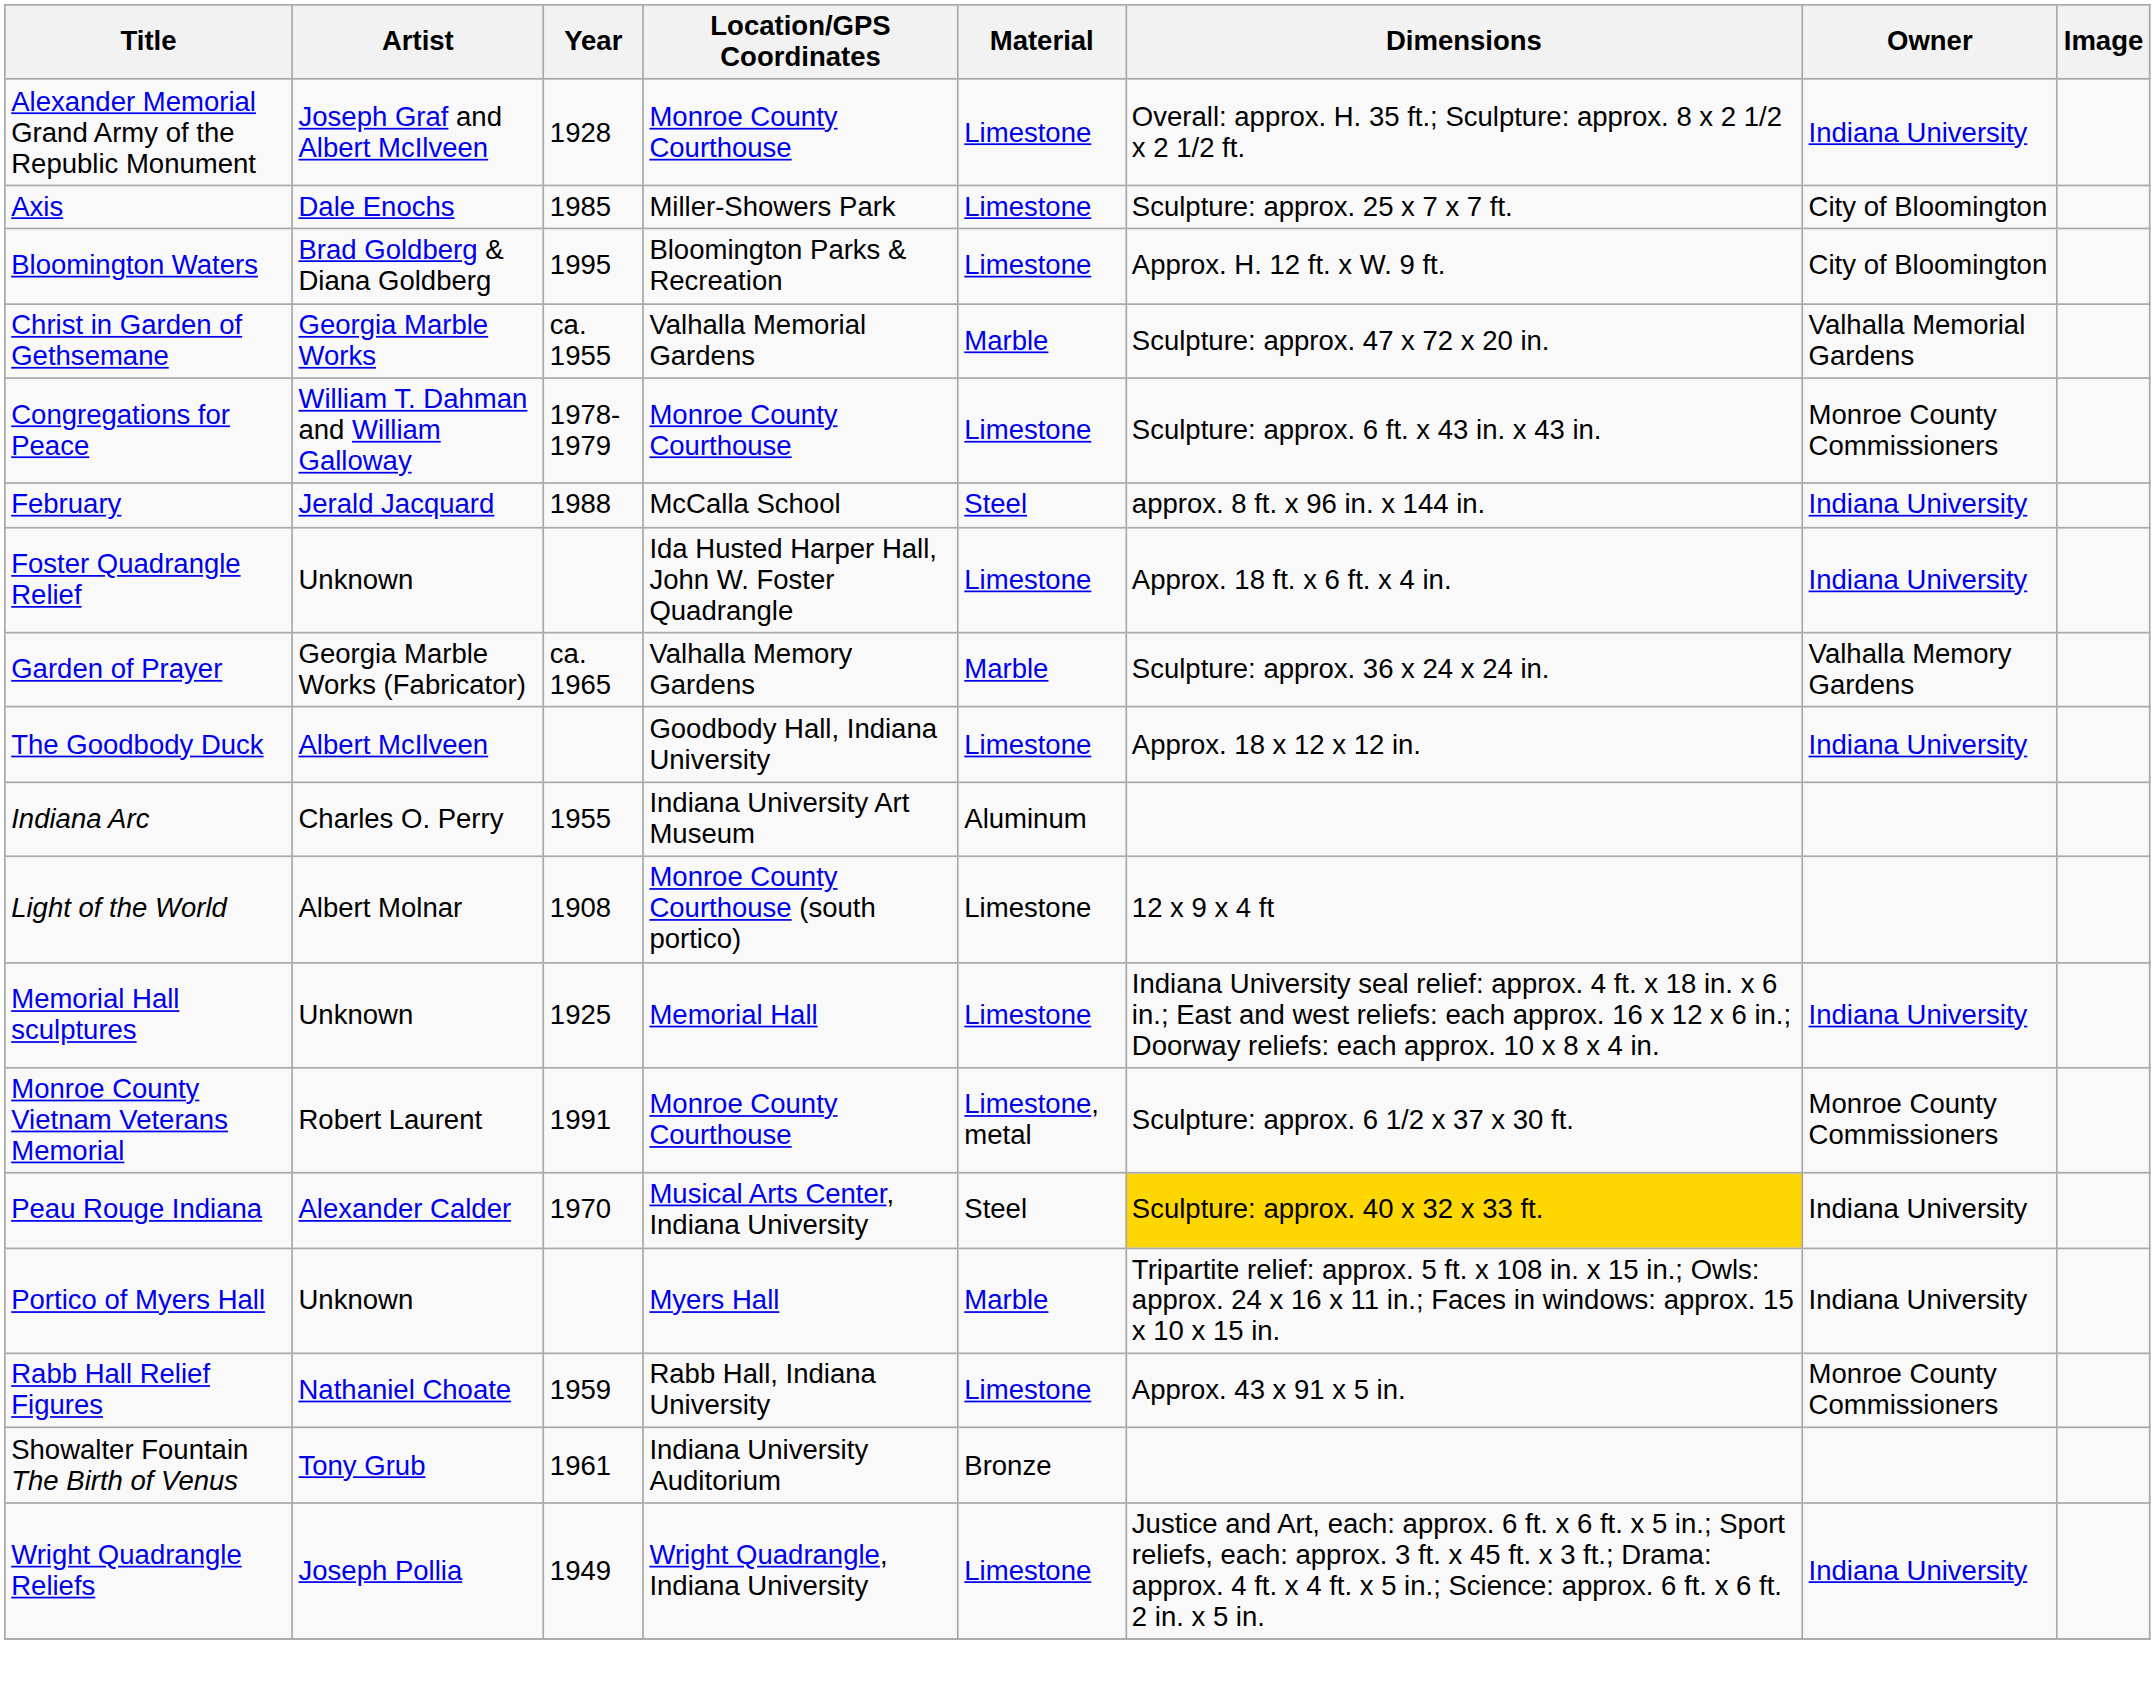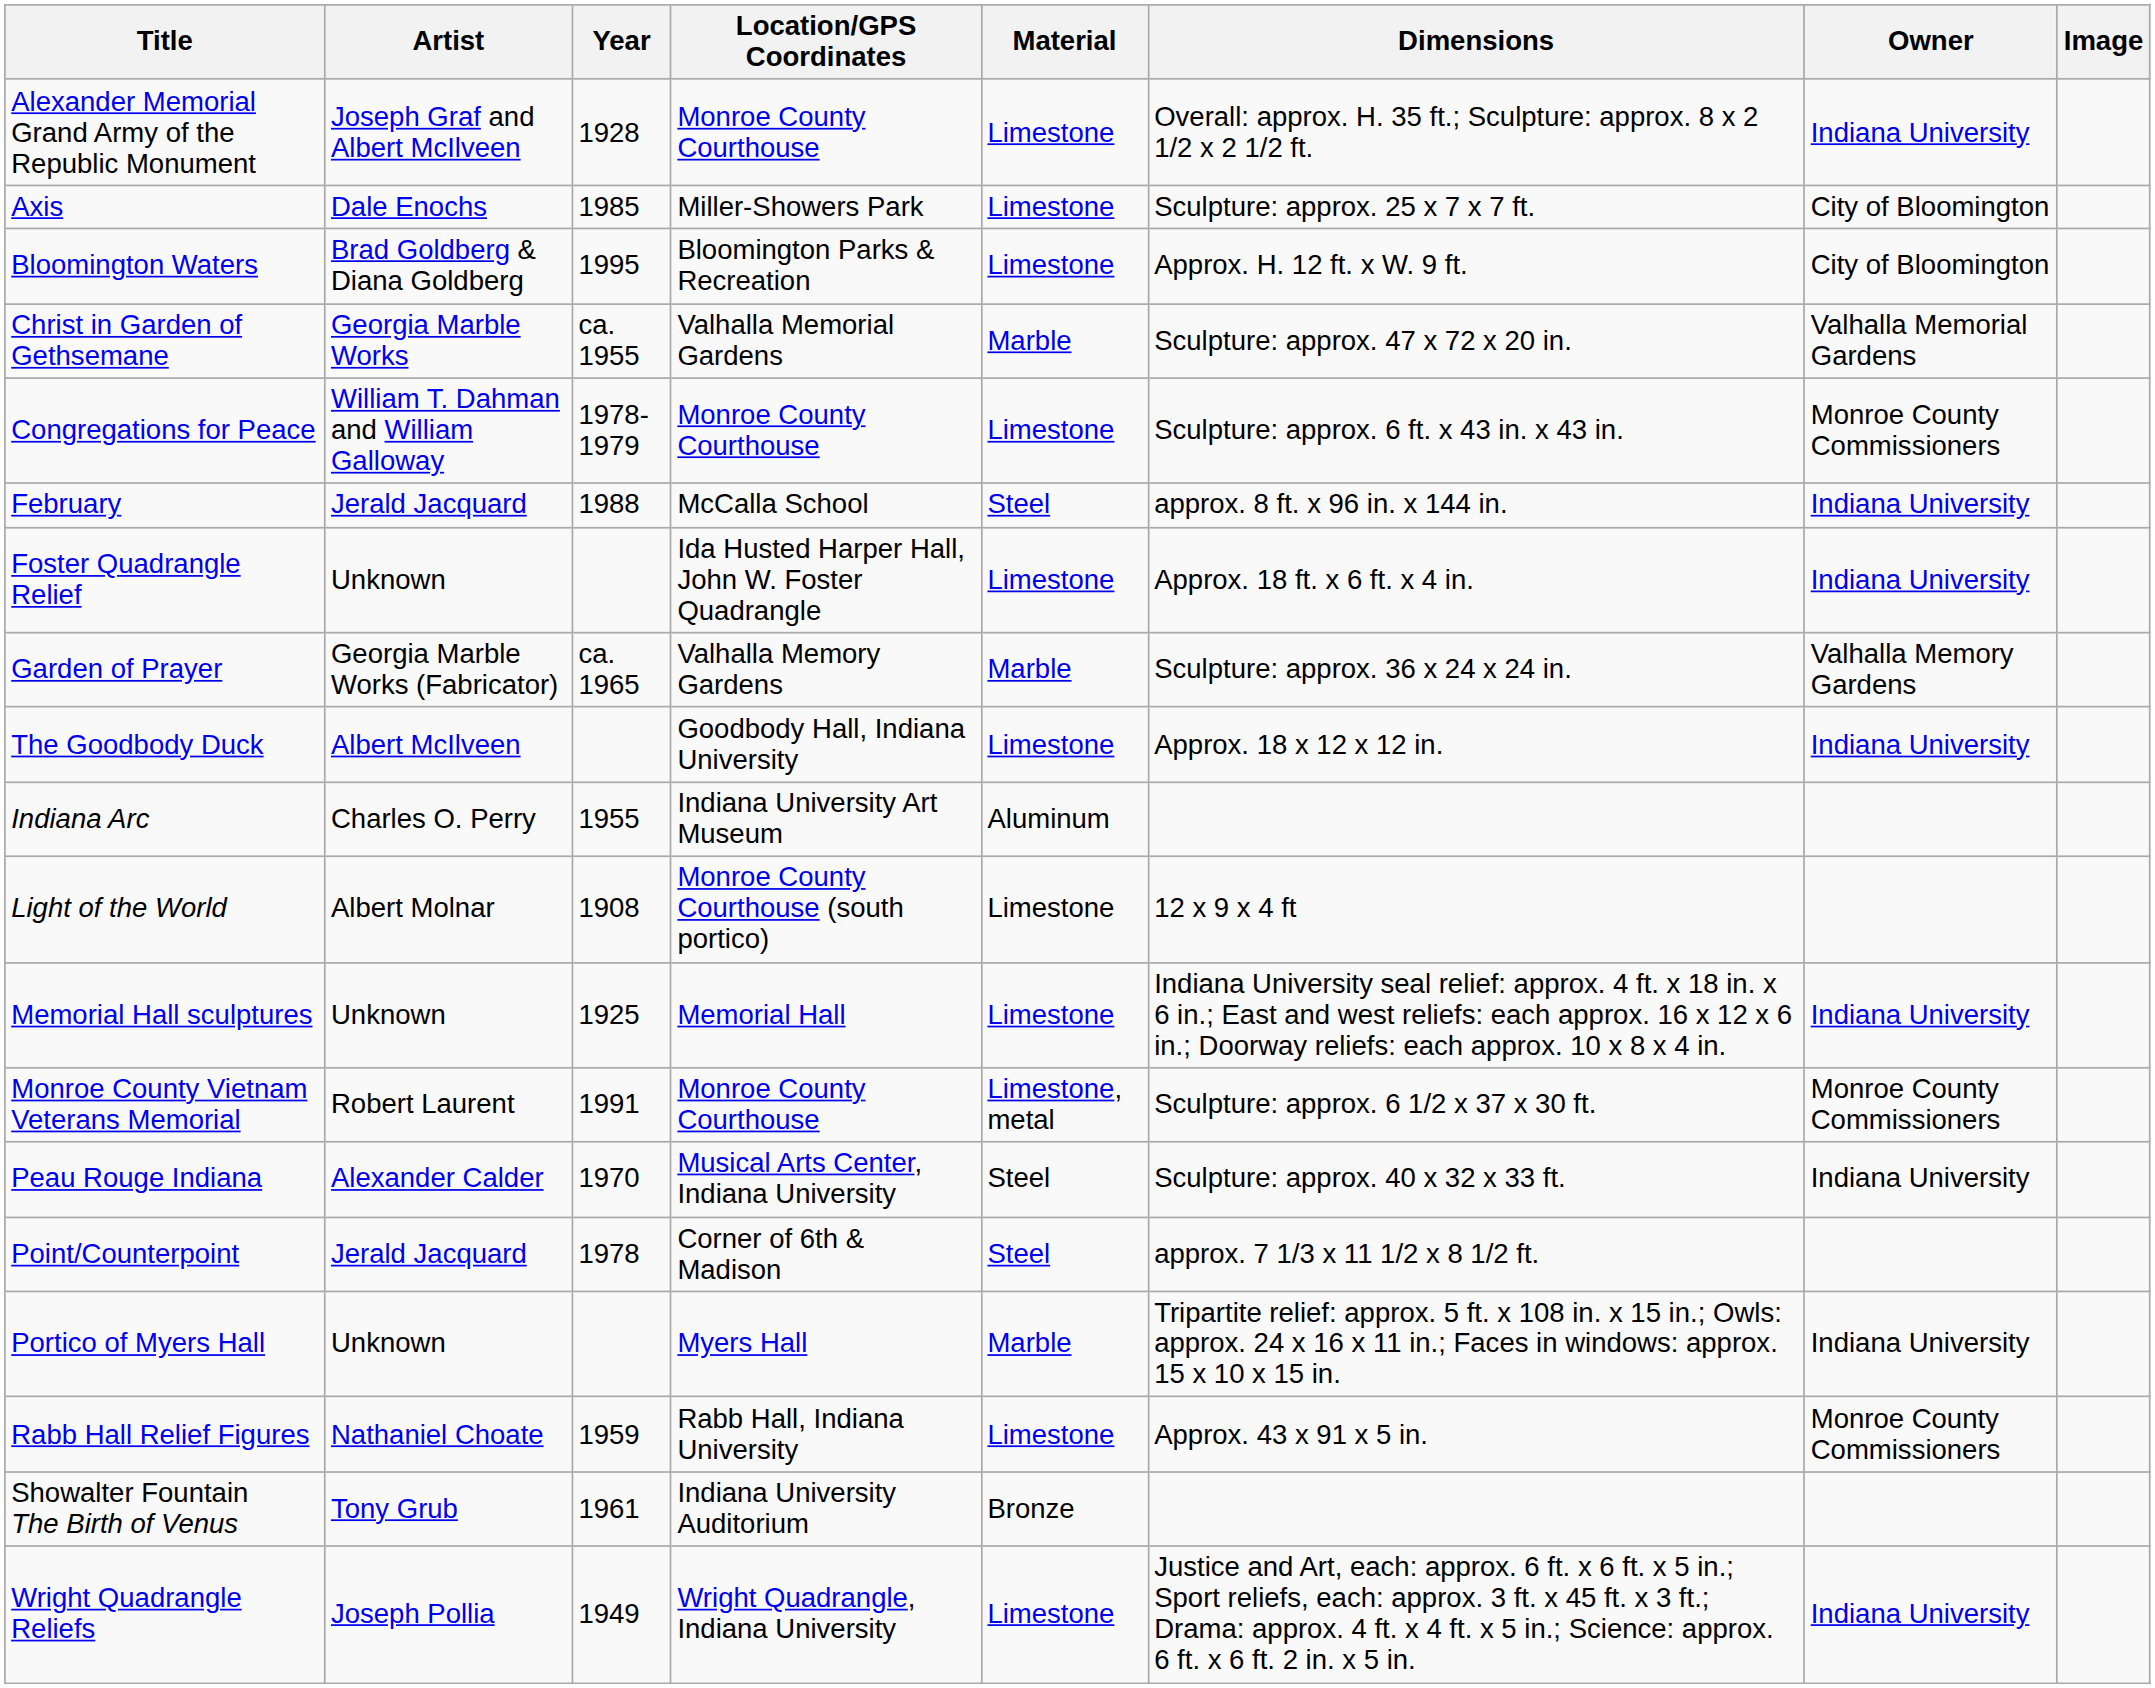(1338, 1210) gold background -> (1360, 1179) no background
+ row: (125, 1253)
